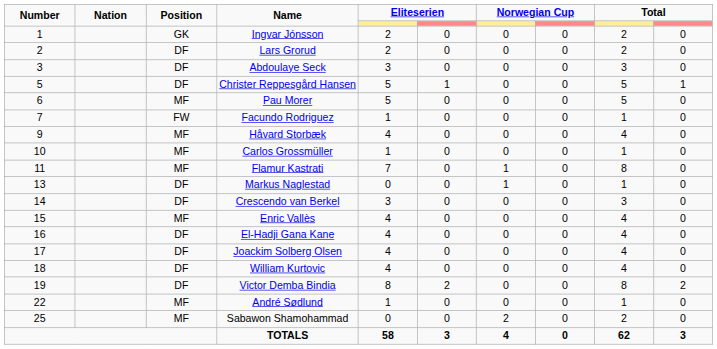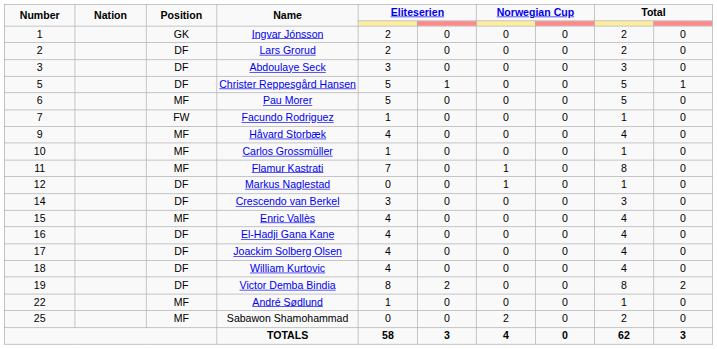(40, 185) 13 -> (40, 185) 12
